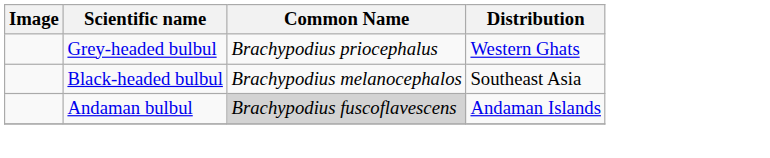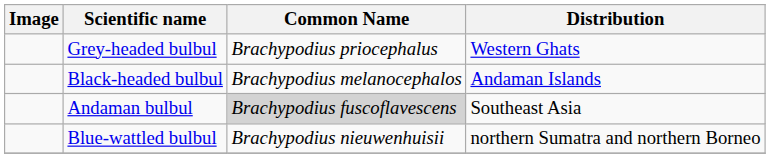(526, 78) Southeast Asia -> (536, 78) Andaman Islands
(536, 108) Andaman Islands -> (526, 108) Southeast Asia
+ row: (142, 138)
